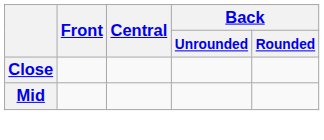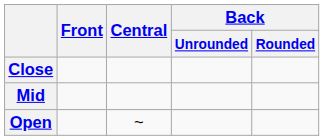+ row: (31, 122)
